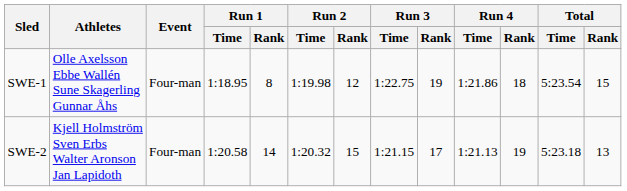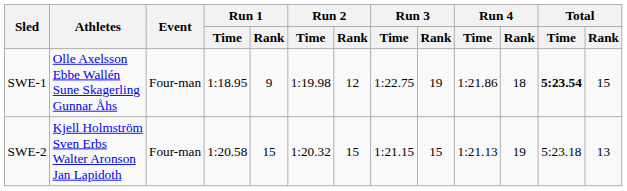(269, 82) 8 -> (269, 82) 9
(561, 82) normal -> (561, 82) bold
(269, 151) 14 -> (269, 151) 15
(436, 151) 17 -> (436, 151) 15
